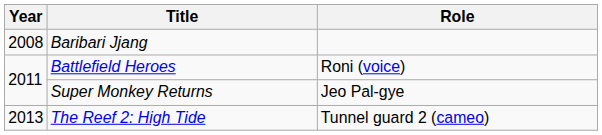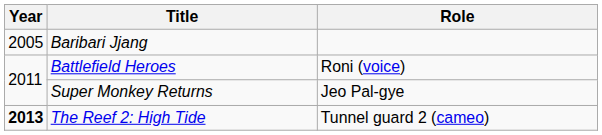(26, 42) 2008 -> (26, 42) 2005
(26, 117) normal -> (26, 117) bold
